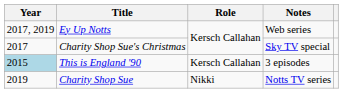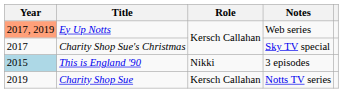(31, 29) no background -> (31, 29) lightsalmon background
(225, 63) Kersch Callahan -> (202, 63) Nikki
(202, 79) Nikki -> (225, 79) Kersch Callahan
